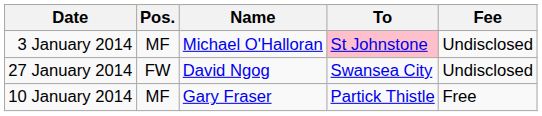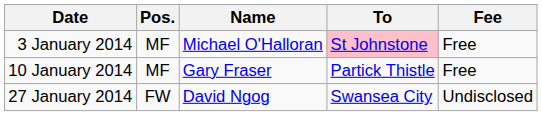(488, 44) Undisclosed -> (460, 44) Free
rows swapped: (70, 96) <-> (70, 70)
